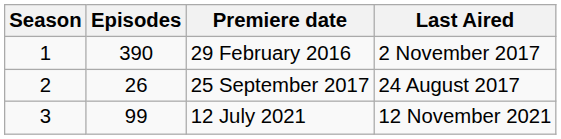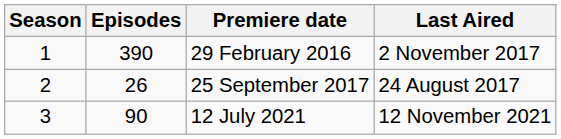(136, 117) 99 -> (136, 117) 90
